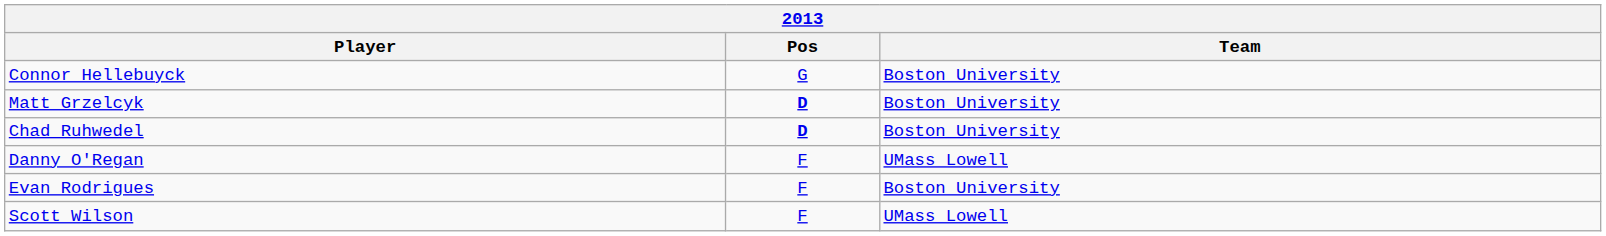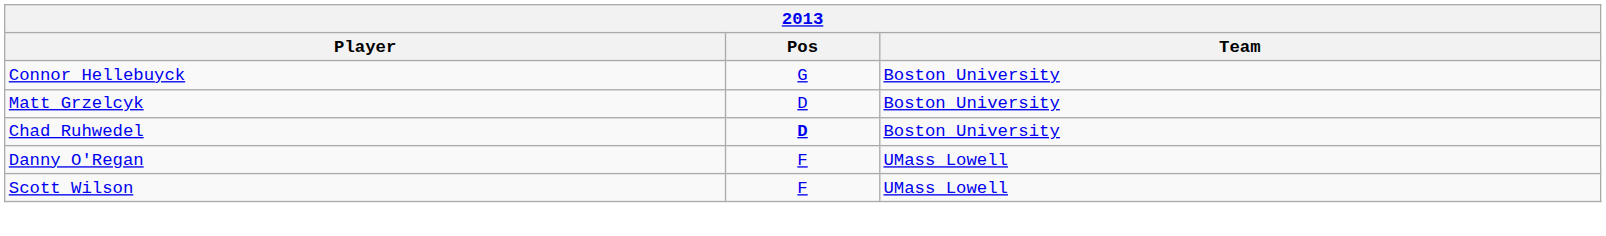(803, 103) bold -> (803, 103) normal
- row: (81, 188)
